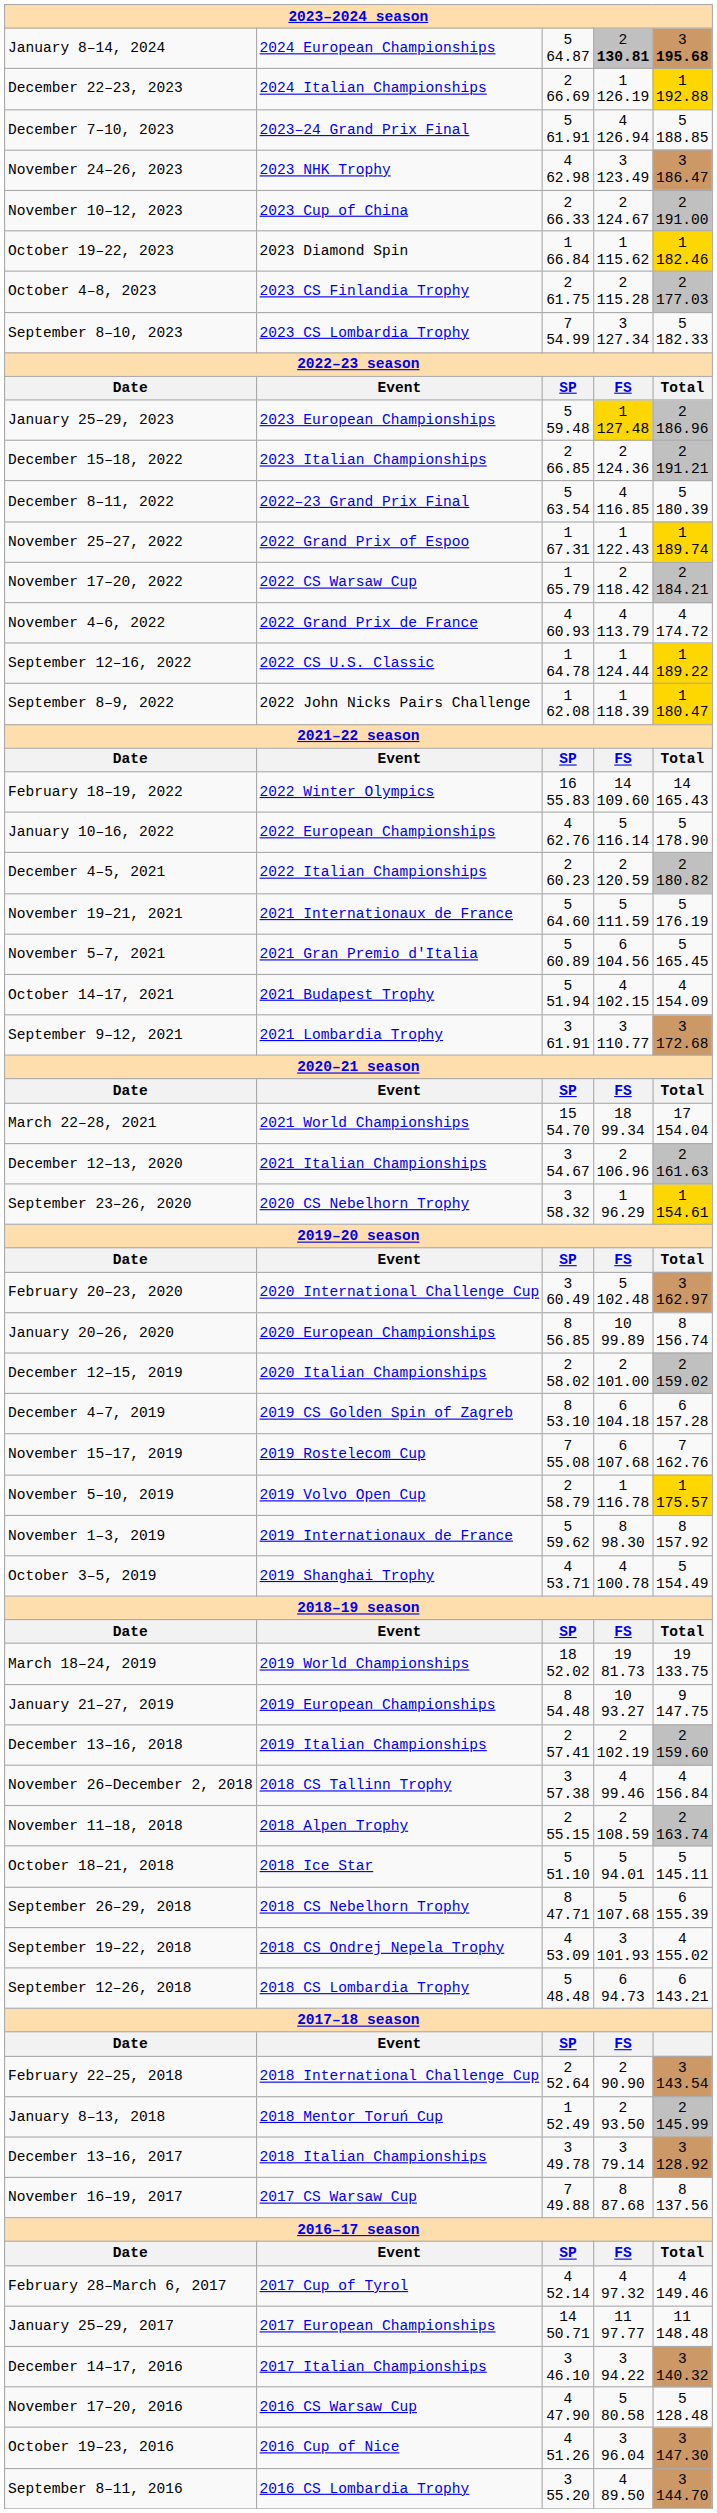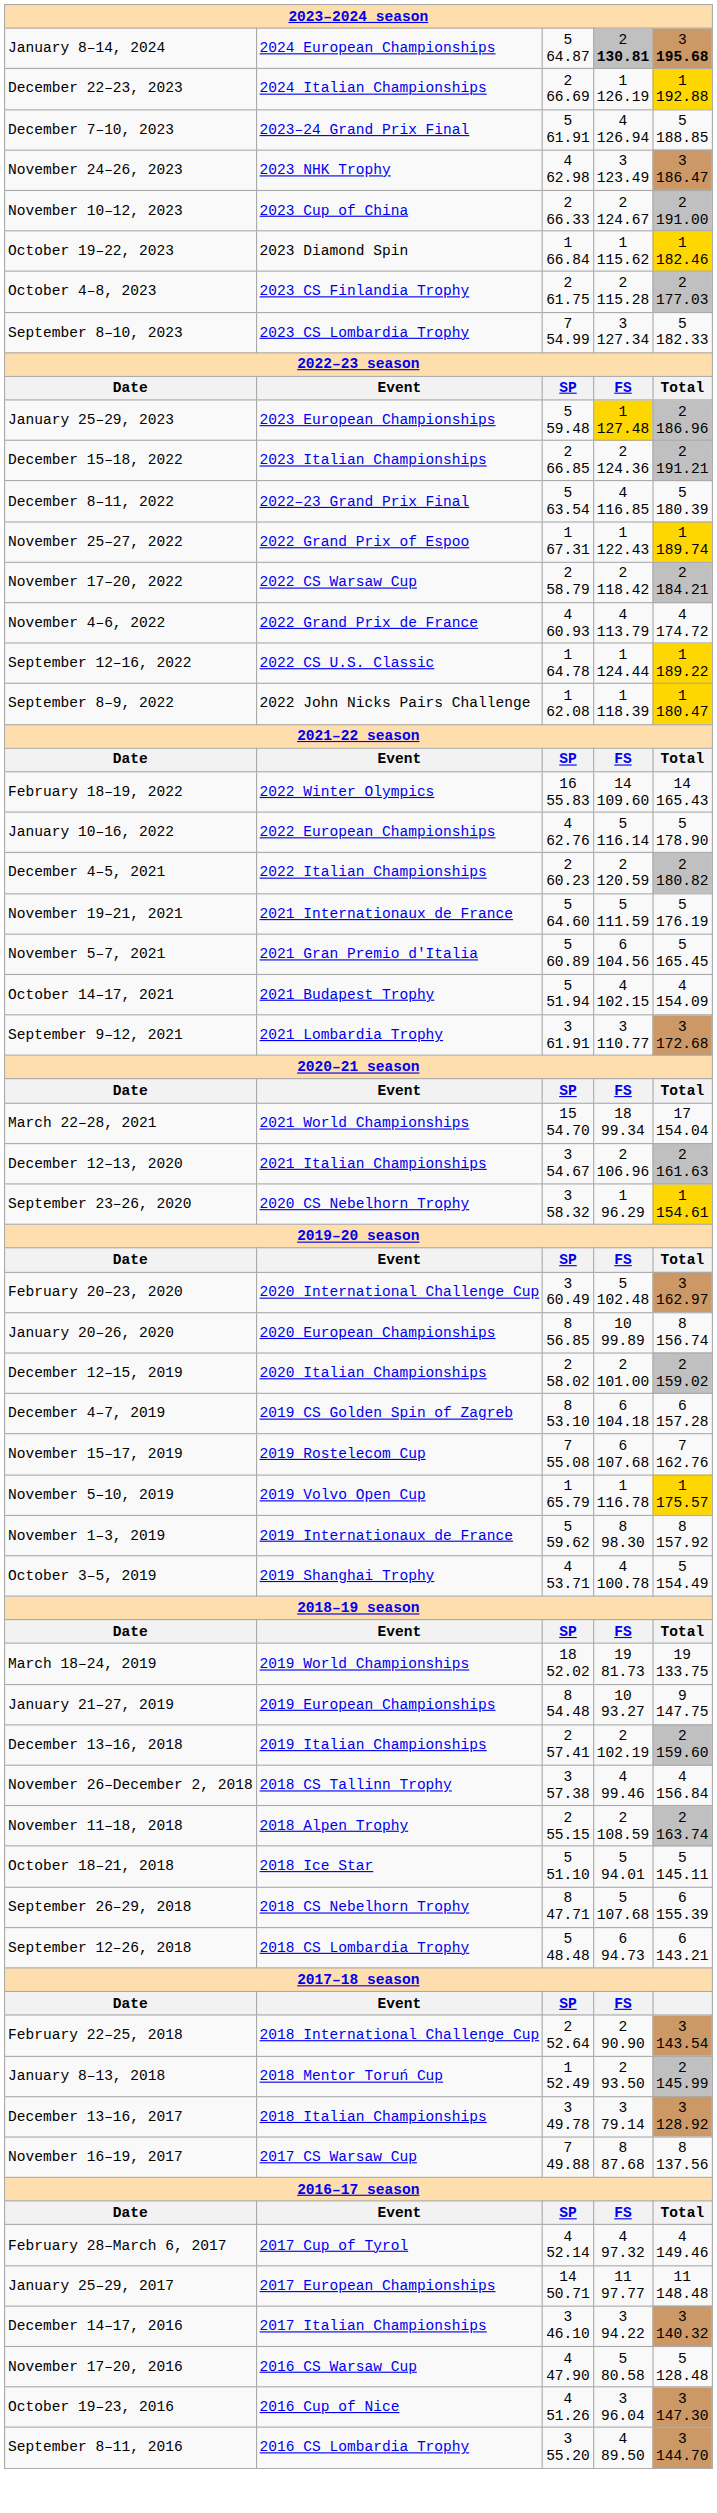(568, 582) 1 65.79 -> (568, 582) 2 58.79
(568, 1495) 2 58.79 -> (568, 1495) 1 65.79
- row: (100, 1948)
